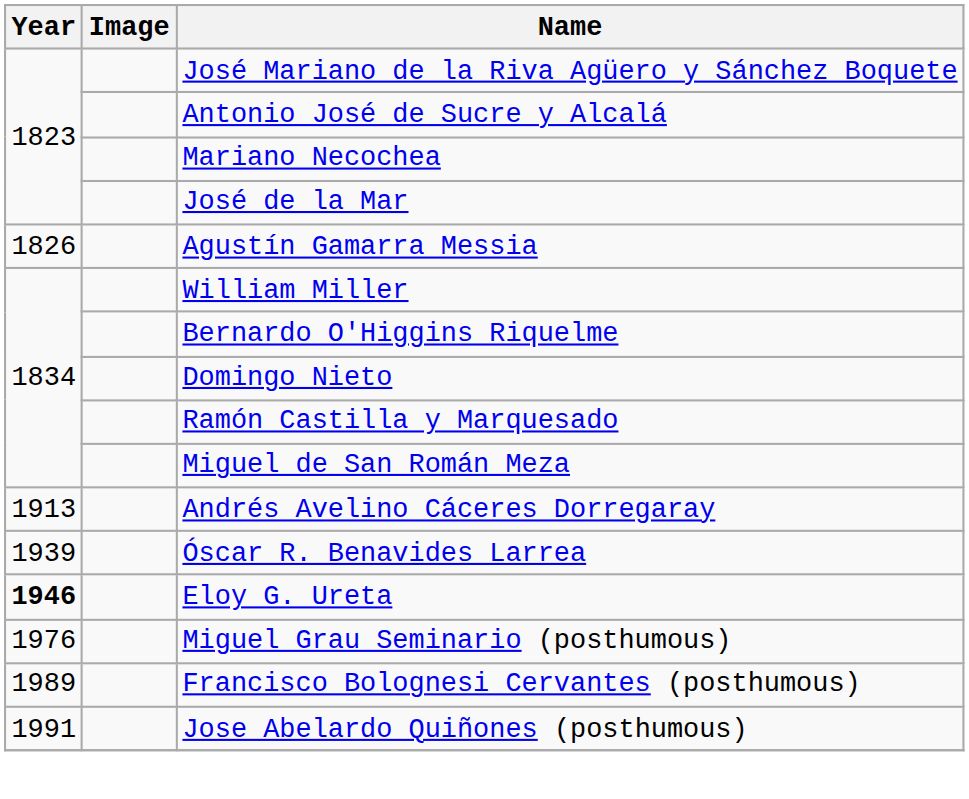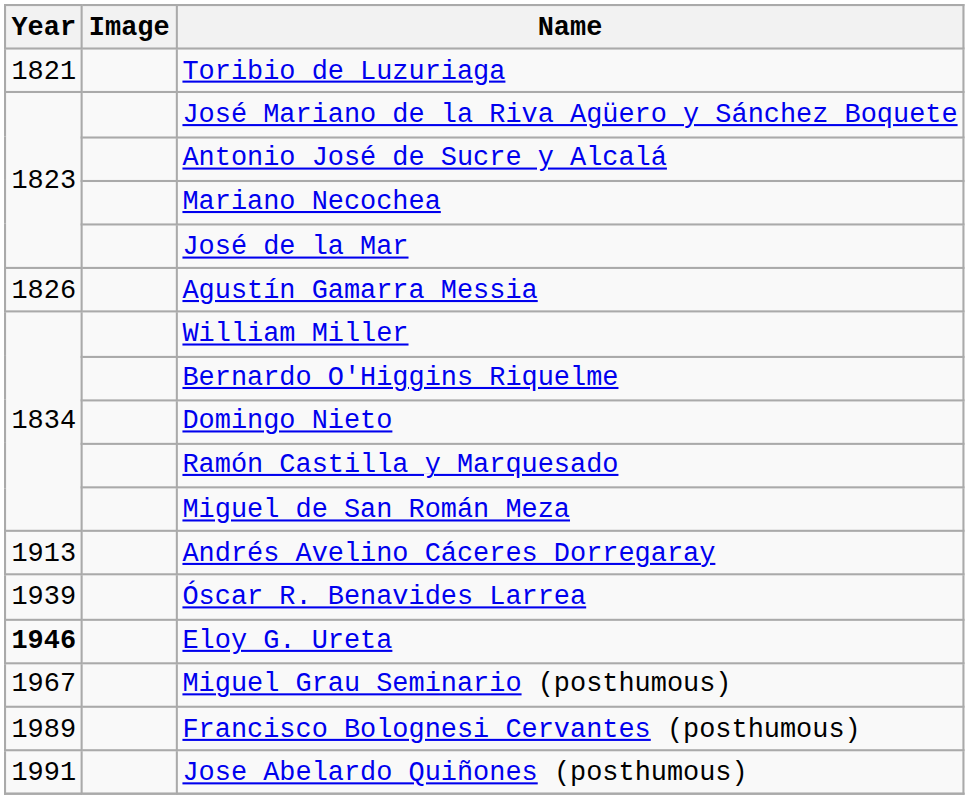+ row: (344, 71)
(44, 641) 1976 -> (44, 685) 1967
